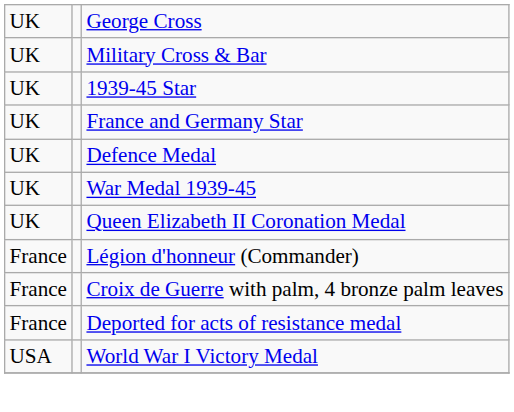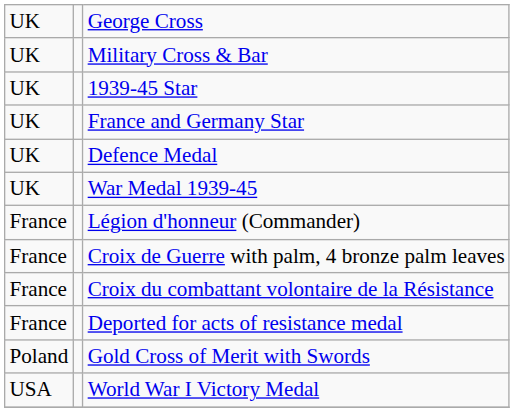- row: (246, 222)
+ row: (291, 289)
+ row: (229, 356)
